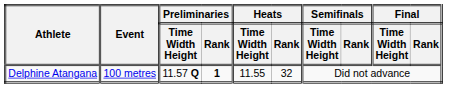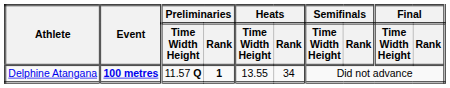(130, 74) normal -> (131, 74) bold
(252, 74) 11.55 -> (255, 74) 13.55
(287, 74) 32 -> (289, 74) 34
